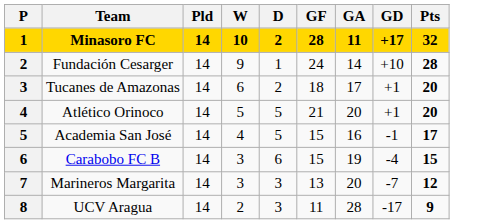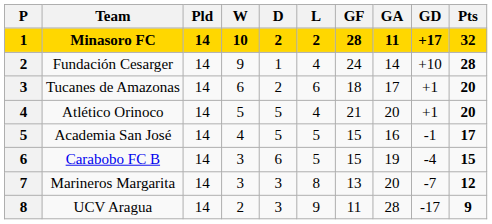+ column: (316, 16)
